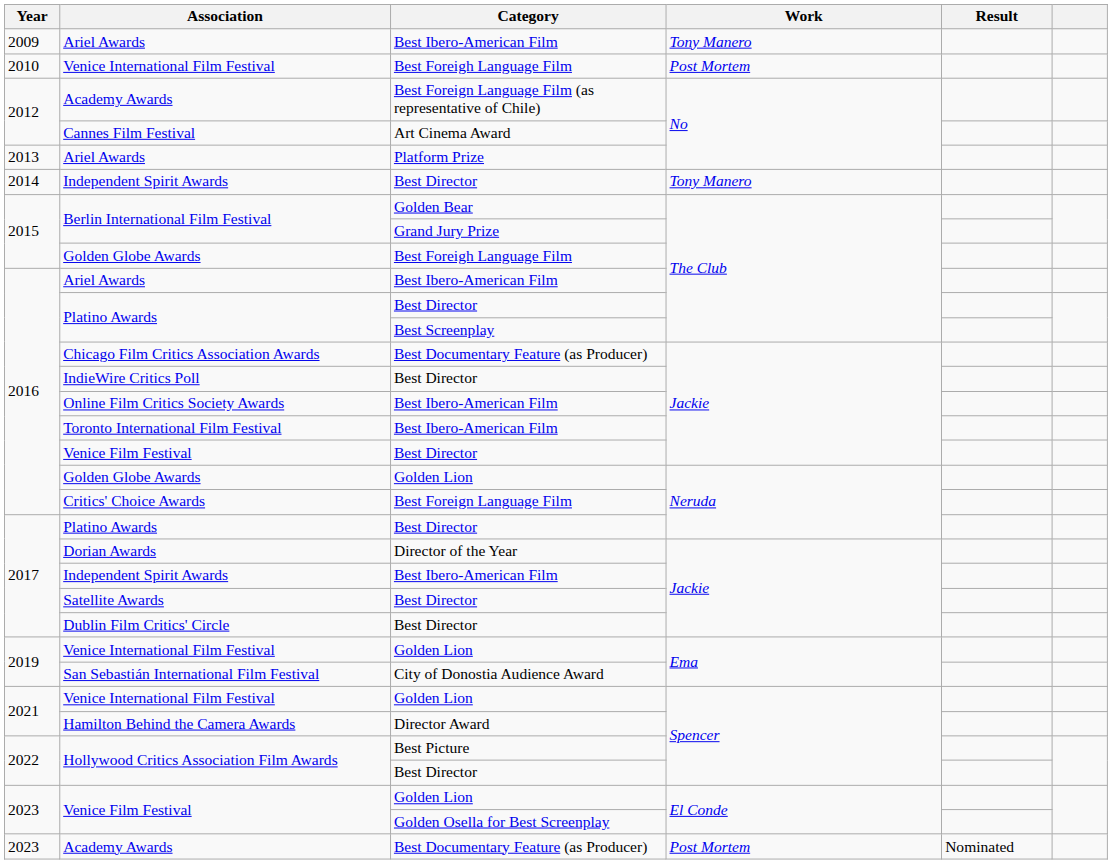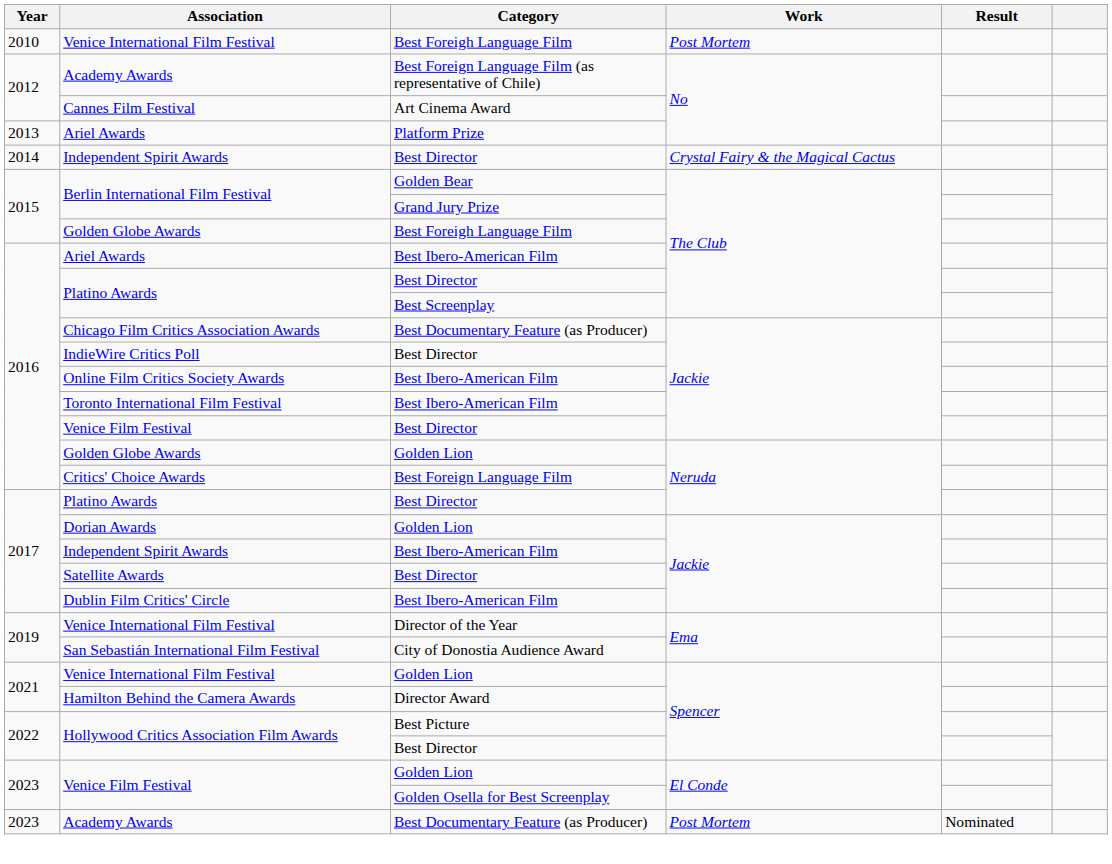- row: (24, 41)
(711, 181) Tony Manero -> (782, 157) Crystal Fairy & the Magical Cactus
(456, 551) Director of the Year -> (433, 526) Golden Lion
(436, 624) Best Director -> (476, 600) Best Ibero-American Film
(433, 649) Golden Lion -> (456, 624) Director of the Year
